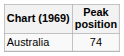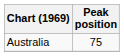(96, 42) 74 -> (96, 42) 75
